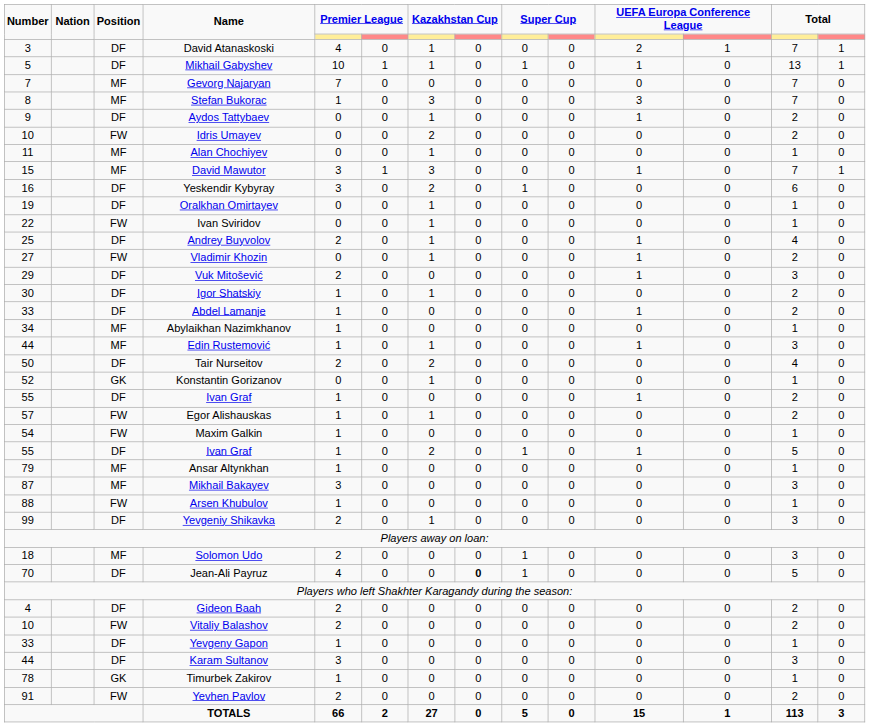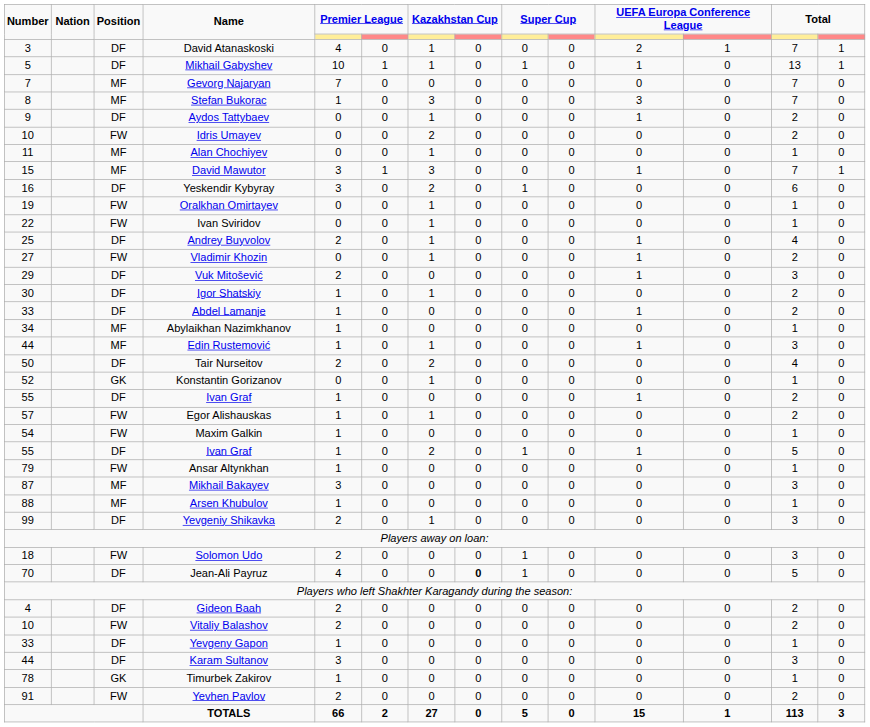(118, 205) DF -> (118, 205) FW
(118, 468) MF -> (118, 468) FW
(118, 503) FW -> (118, 503) MF
(118, 556) MF -> (118, 556) FW
